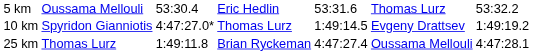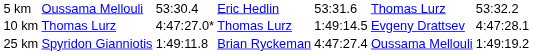(97, 26) Spyridon Gianniotis -> (79, 26) Thomas Lurz
(503, 26) 1:49:19.2 -> (503, 26) 4:47:28.1
(79, 43) Thomas Lurz -> (97, 43) Spyridon Gianniotis
(503, 43) 4:47:28.1 -> (503, 43) 1:49:19.2
